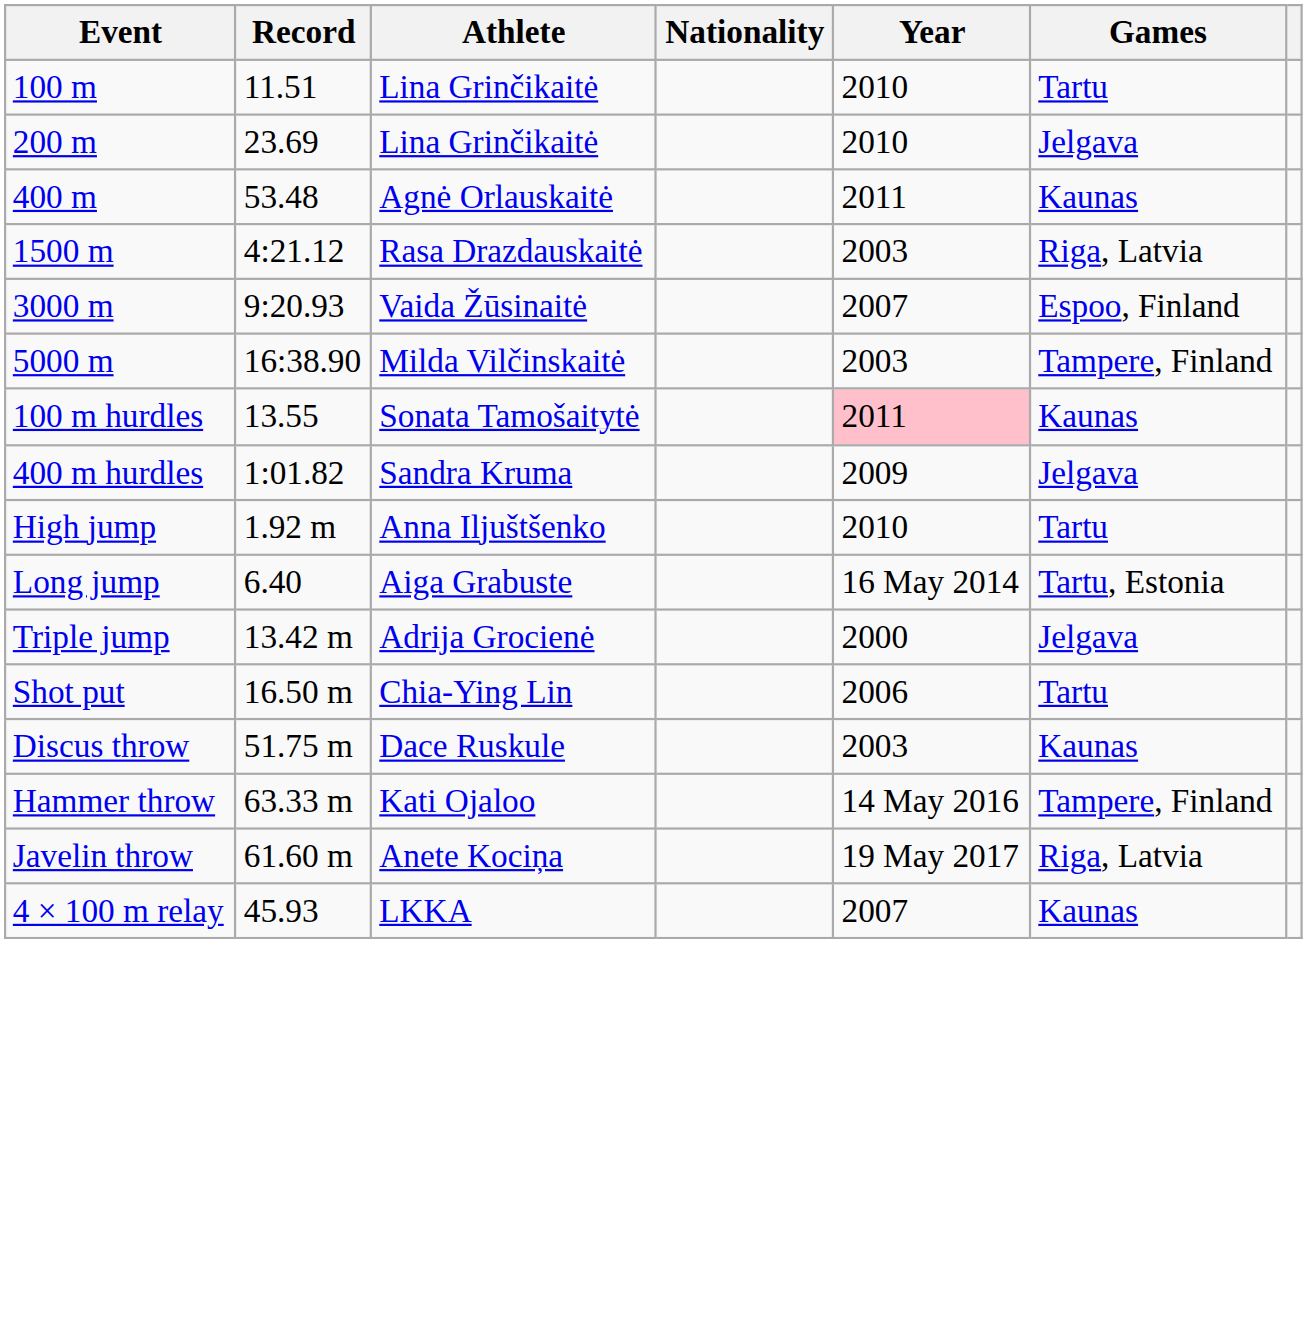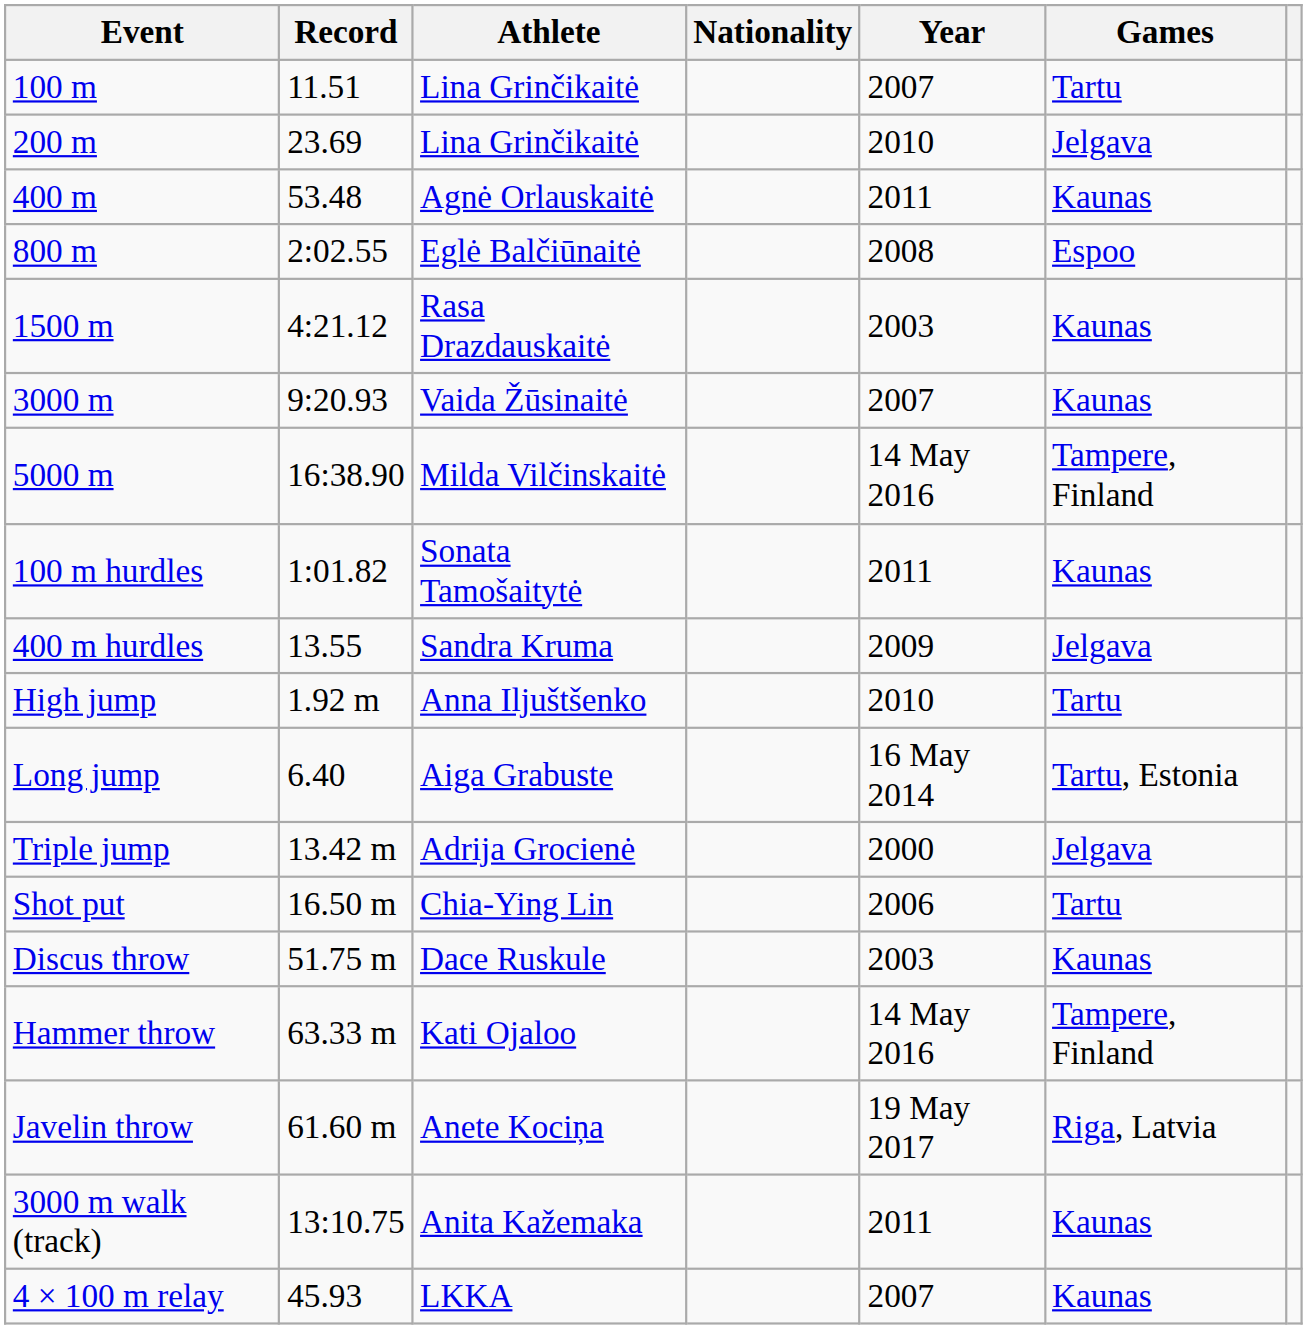(875, 87) 2010 -> (901, 87) 2007
+ row: (55, 251)
(1121, 251) Riga, Latvia -> (1102, 326) Kaunas
(1139, 306) Espoo, Finland -> (1102, 400) Kaunas
(875, 361) 2003 -> (919, 475) 14 May 2016
(281, 416) 13.55 -> (338, 569) 1:01.82
(874, 416) pink background -> (900, 569) no background
(294, 471) 1:01.82 -> (325, 644) 13.55
+ row: (100, 1221)
